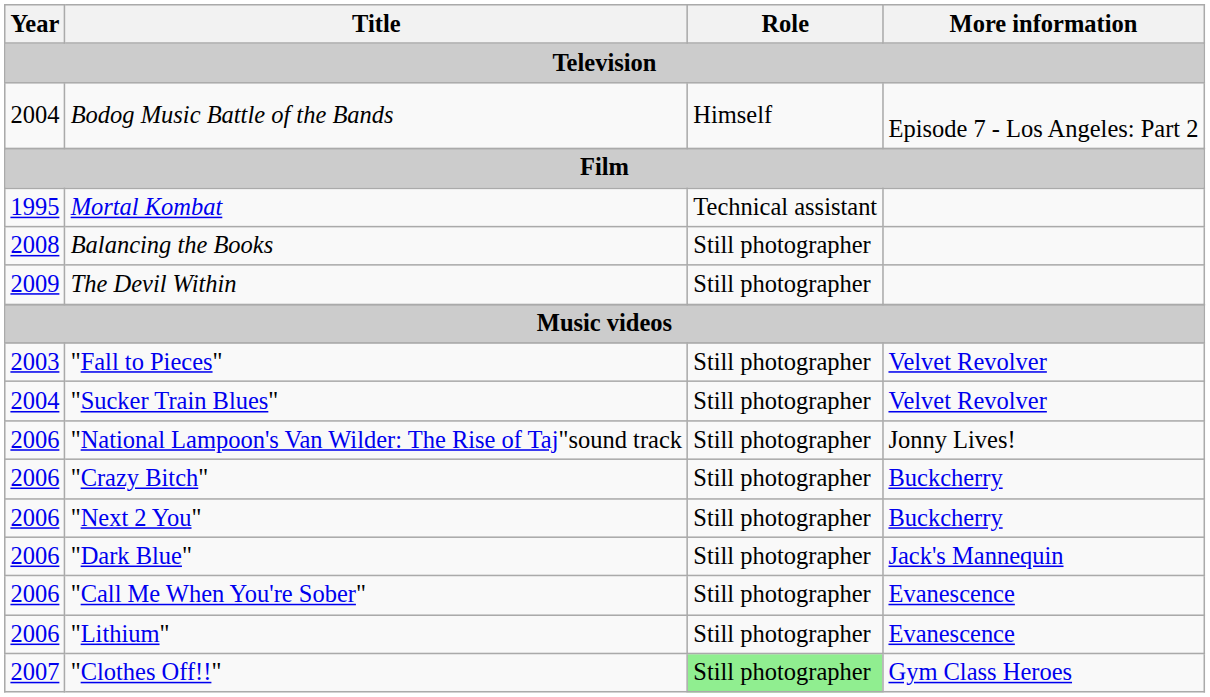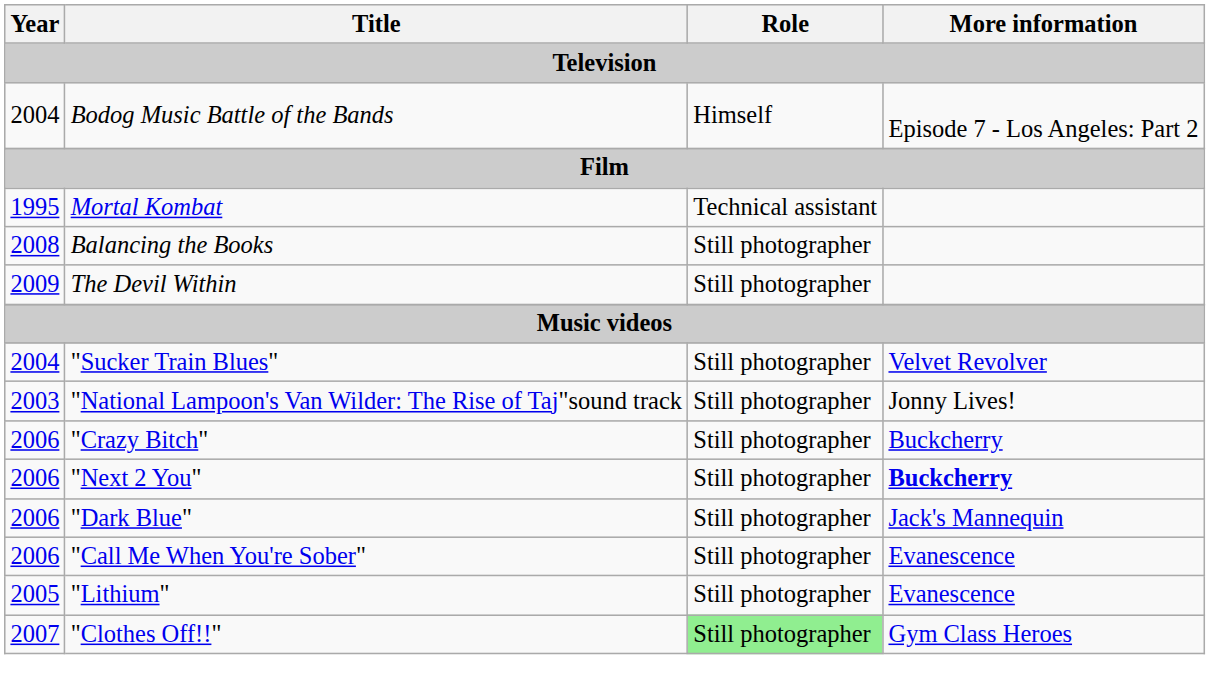- row: (147, 362)
(35, 439) 2006 -> (35, 400) 2003
(946, 517) normal -> (950, 478) bold
(35, 633) 2006 -> (35, 594) 2005
